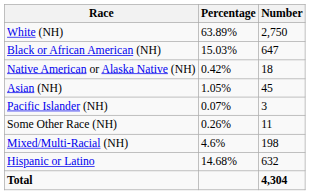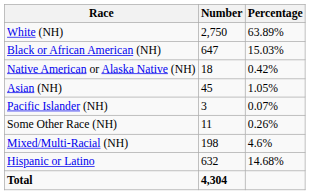columns swapped: (282, 13) <-> (228, 13)
